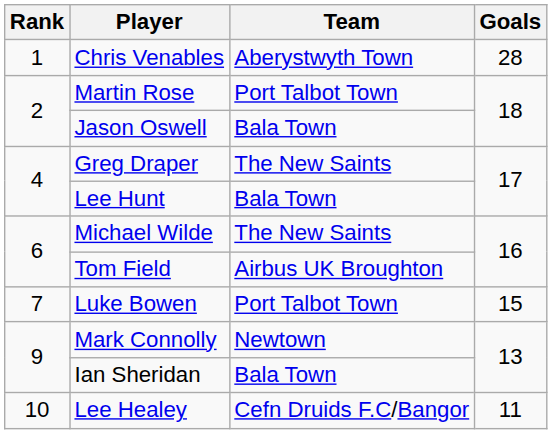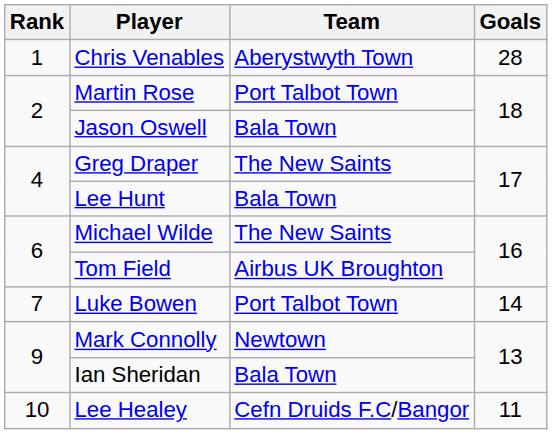(510, 304) 15 -> (510, 304) 14
